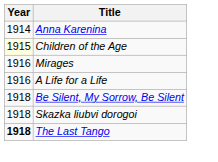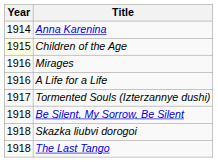+ row: (123, 98)
(19, 132) bold -> (19, 149) normal
